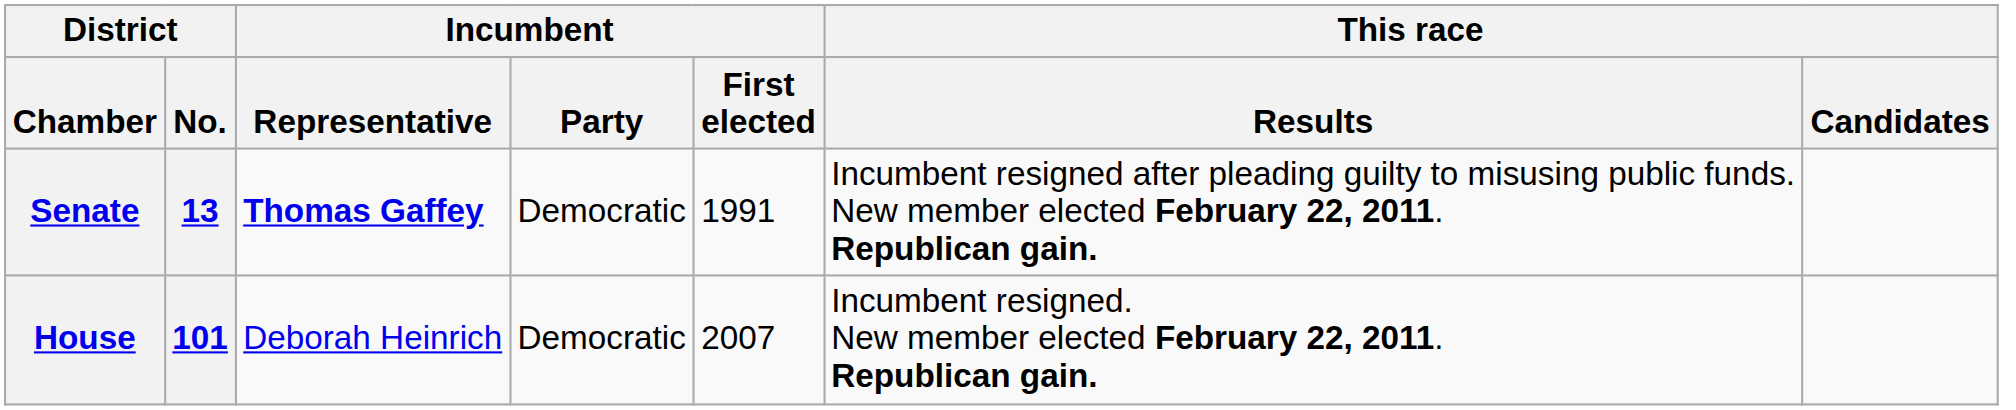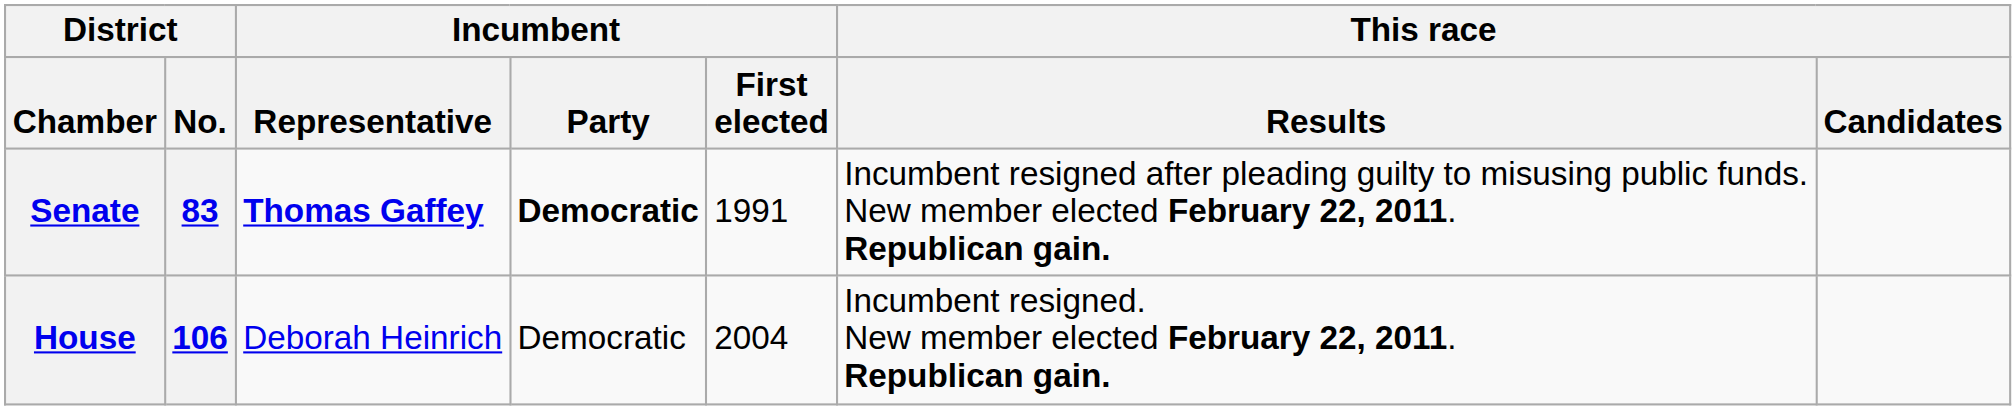(200, 211) 13 -> (200, 211) 83
(602, 211) normal -> (608, 211) bold
(200, 338) 101 -> (200, 338) 106
(738, 338) 2007 -> (751, 338) 2004
